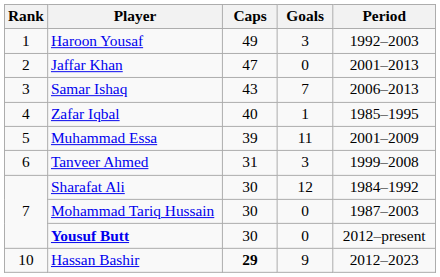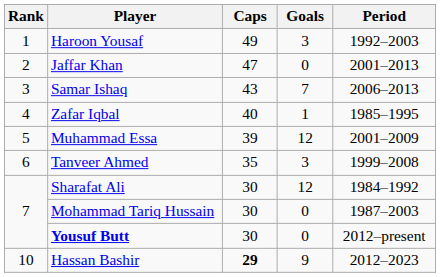(305, 138) 11 -> (305, 138) 12
(250, 162) 31 -> (250, 162) 35
